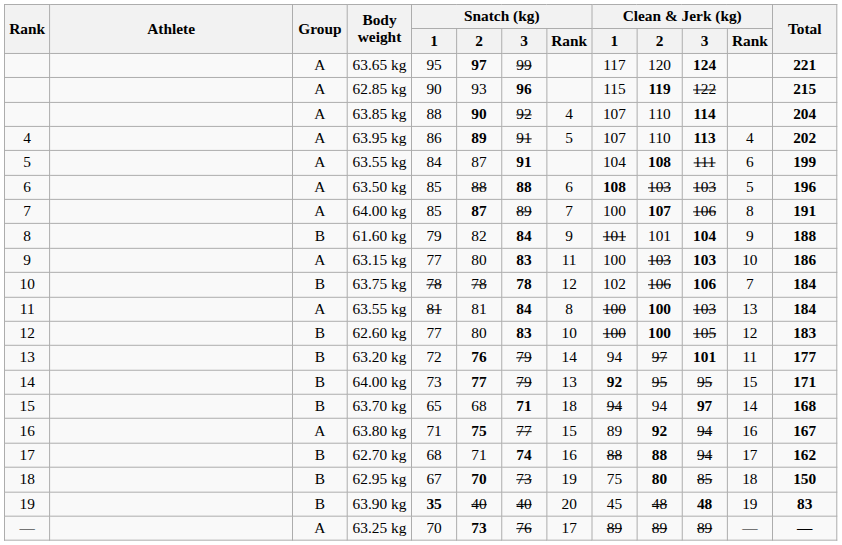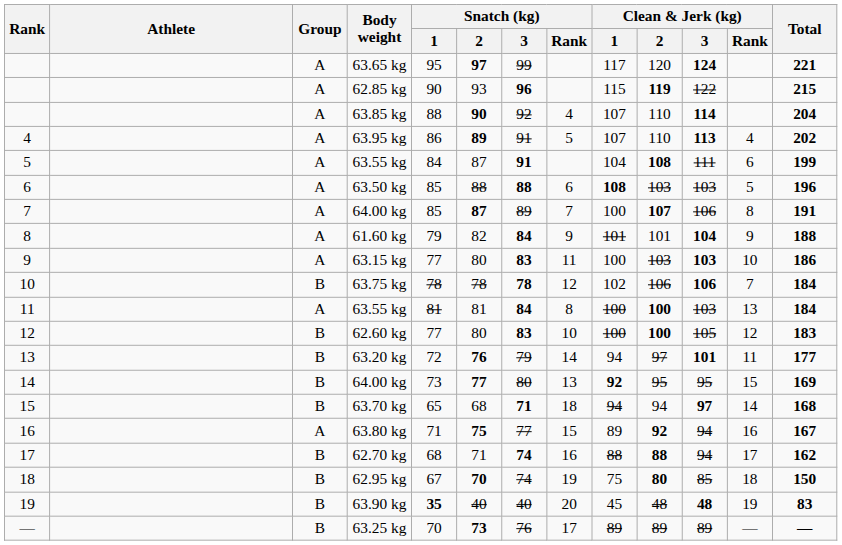(320, 235) B -> (320, 235) A
(524, 382) 79 -> (524, 382) 80
(805, 382) 171 -> (805, 382) 169
(524, 479) 73 -> (524, 479) 74
(320, 528) A -> (320, 528) B
